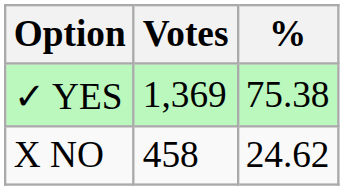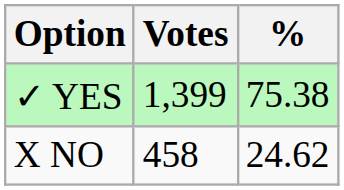(185, 94) 1,369 -> (185, 94) 1,399
